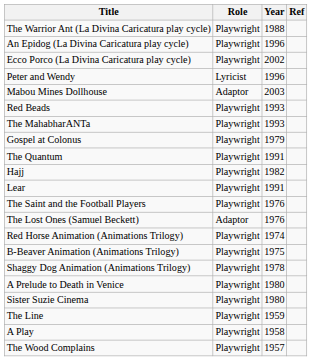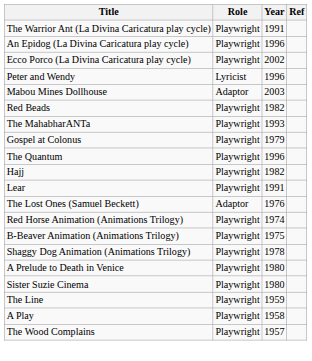(274, 28) 1988 -> (274, 28) 1991
(274, 108) 1993 -> (274, 108) 1982
(274, 156) 1991 -> (274, 156) 1996
- row: (76, 204)
